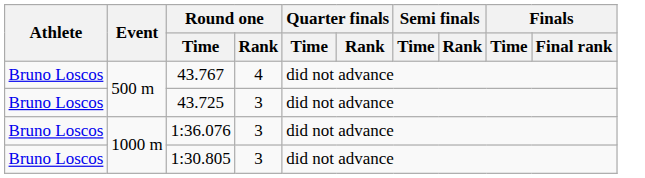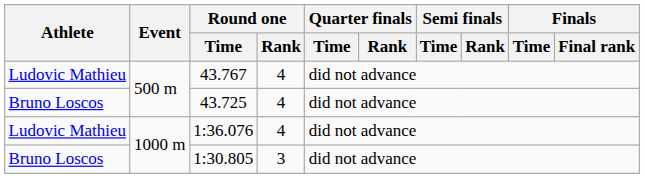(56, 74) Bruno Loscos -> (67, 74) Ludovic Mathieu
(258, 102) 3 -> (281, 102) 4
(56, 131) Bruno Loscos -> (67, 131) Ludovic Mathieu
(258, 131) 3 -> (281, 131) 4
